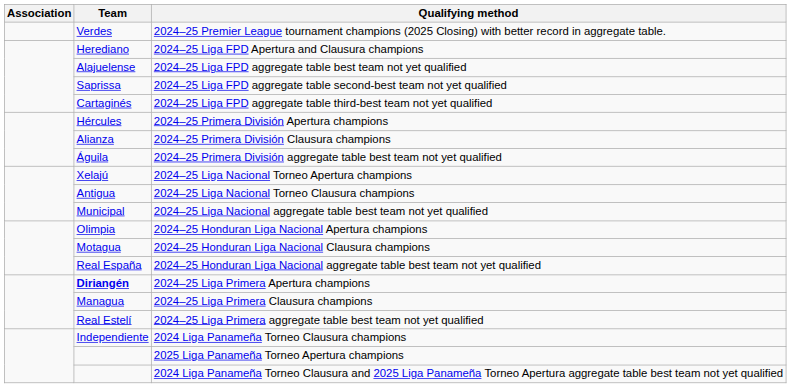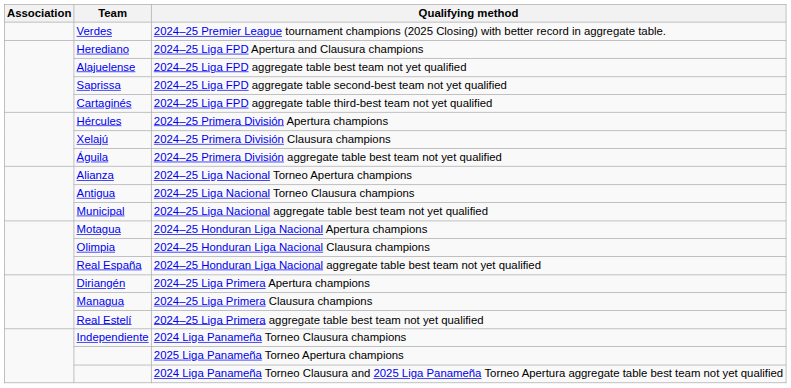(95, 139) Alianza -> (92, 139) Xelajú
(92, 175) Xelajú -> (95, 175) Alianza
(96, 229) Olimpia -> (99, 229) Motagua
(99, 247) Motagua -> (96, 247) Olimpia
(103, 283) bold -> (101, 283) normal
